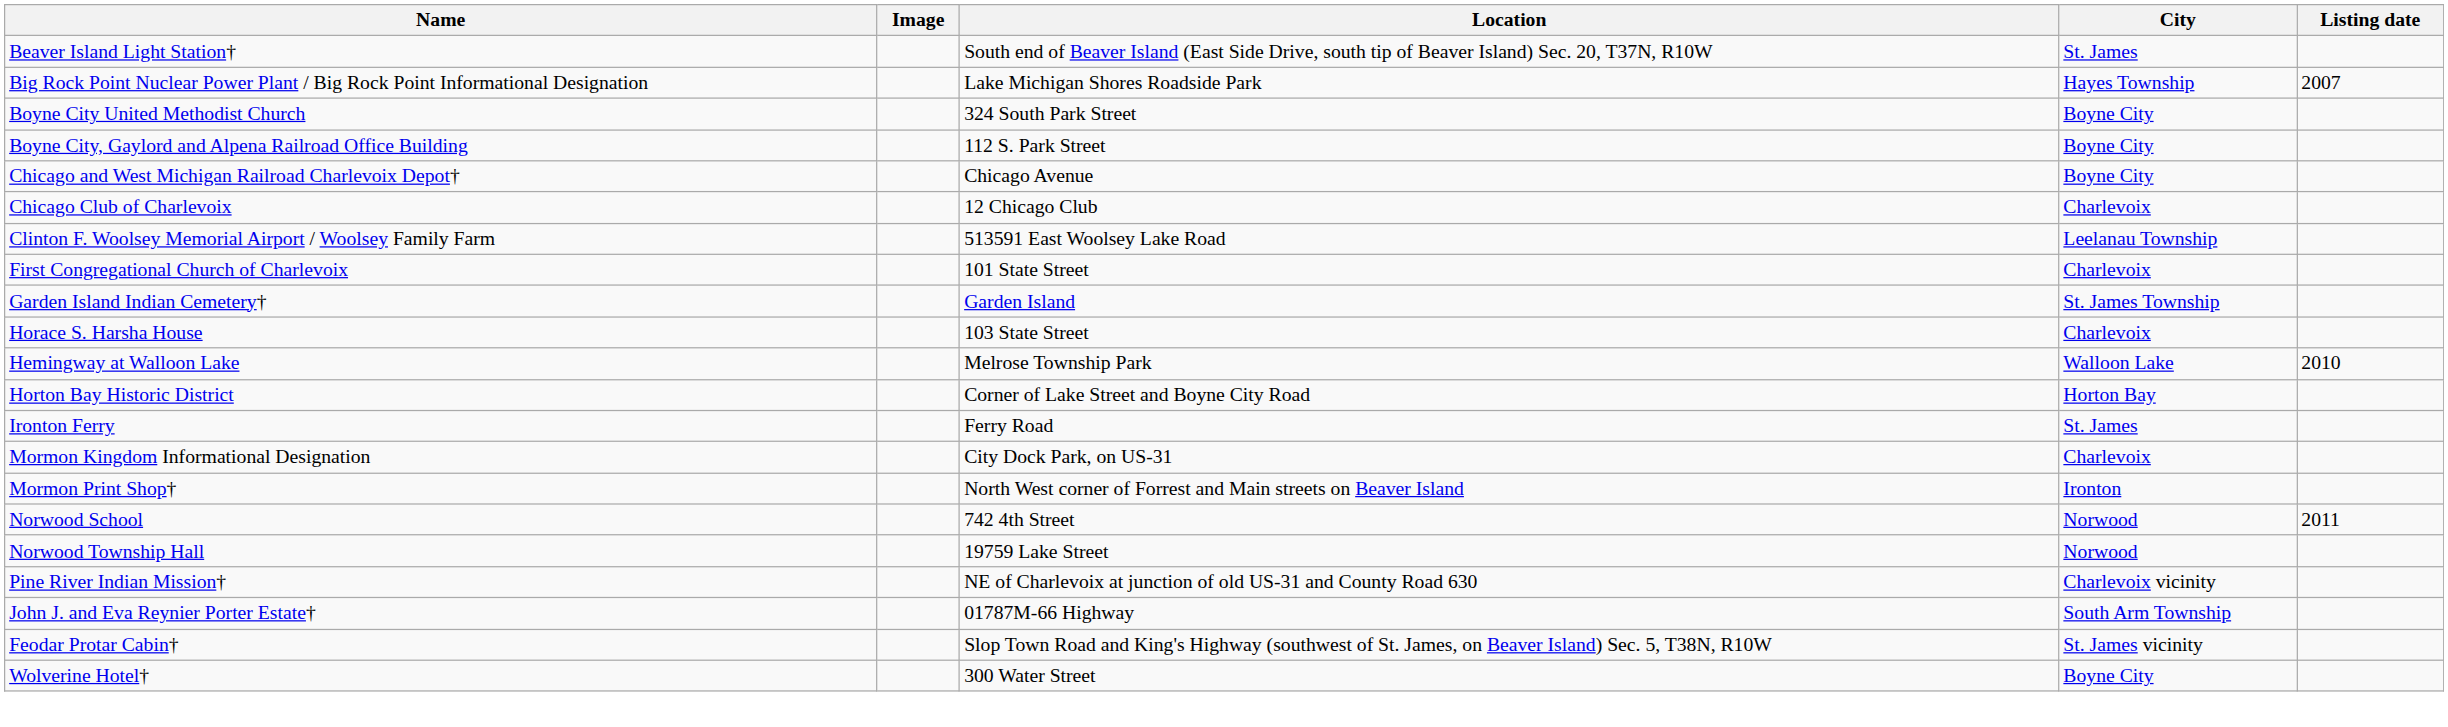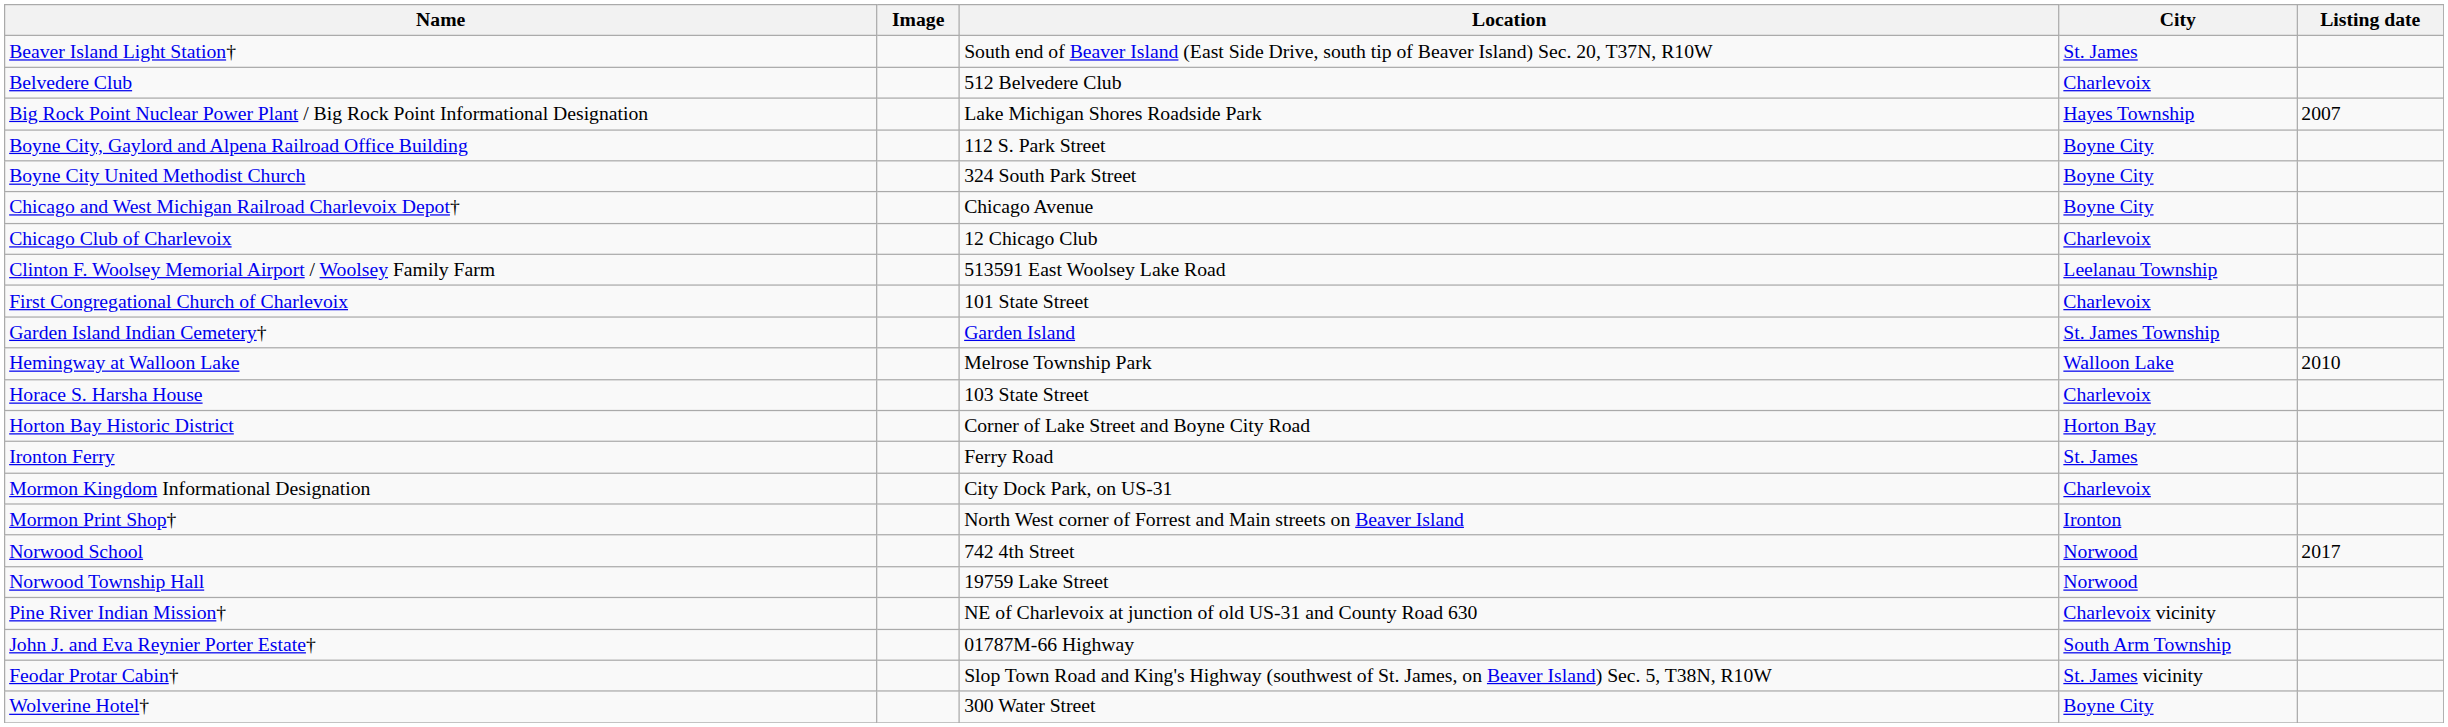+ row: (71, 82)
rows swapped: (157, 113) <-> (238, 144)
rows swapped: (106, 332) <-> (124, 363)
(2321, 519) 2011 -> (2321, 550) 2017
